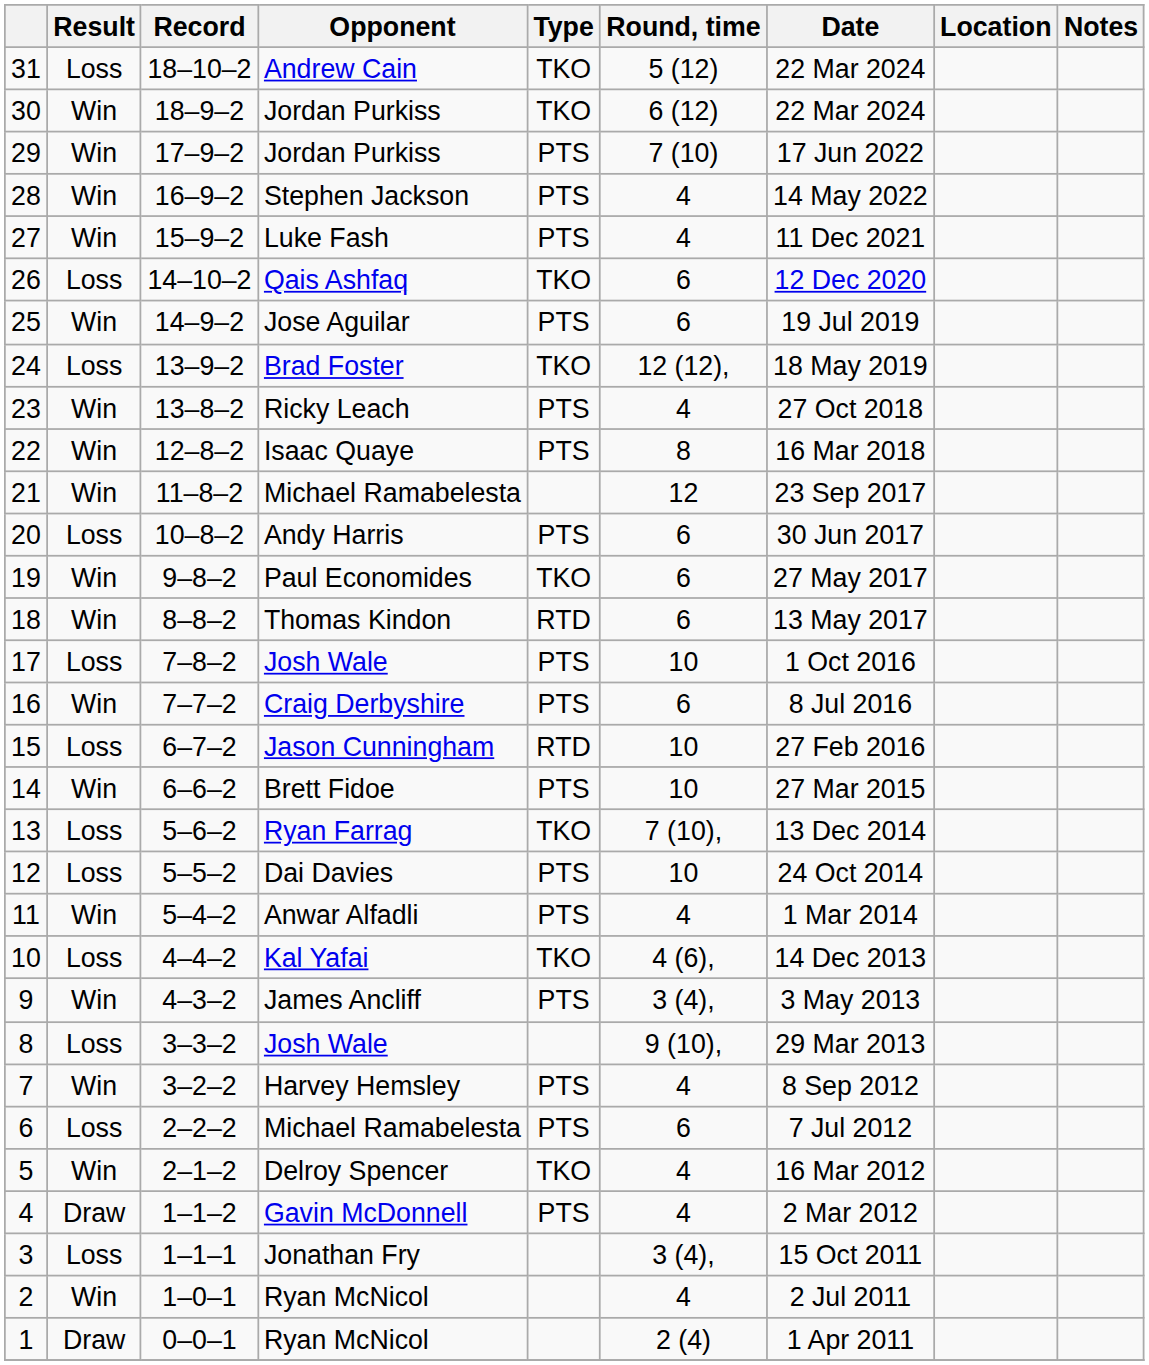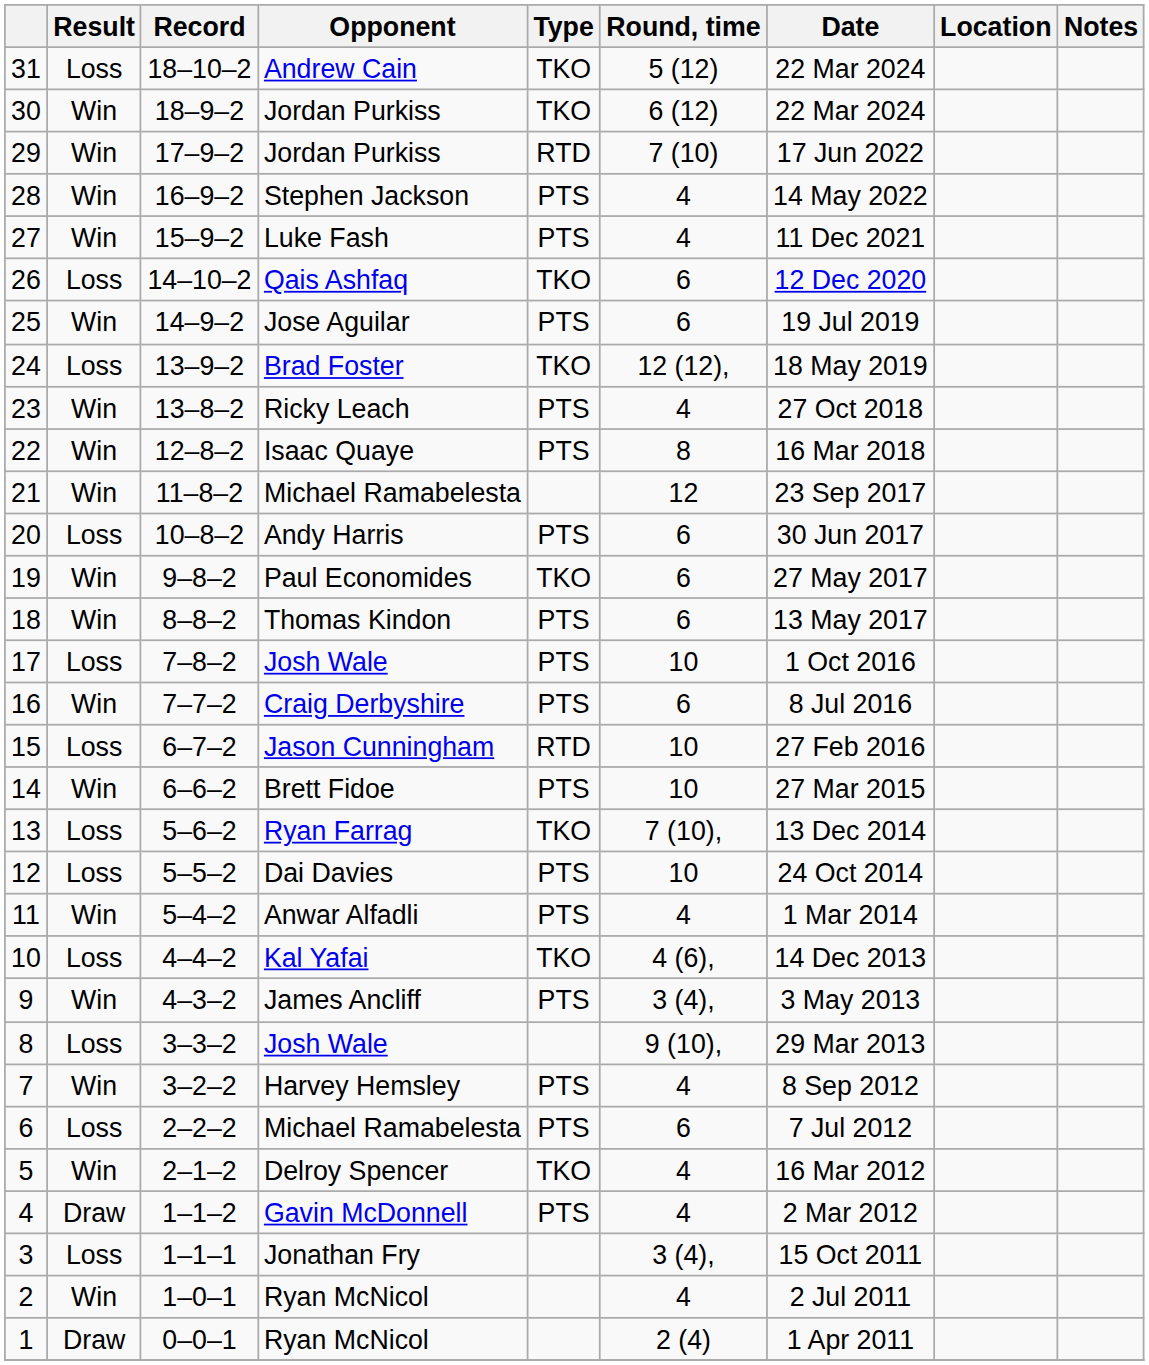(564, 153) PTS -> (564, 153) RTD
(564, 619) RTD -> (564, 619) PTS
